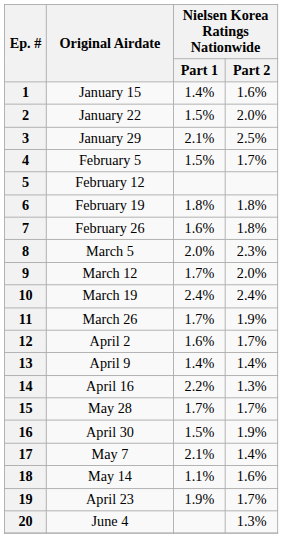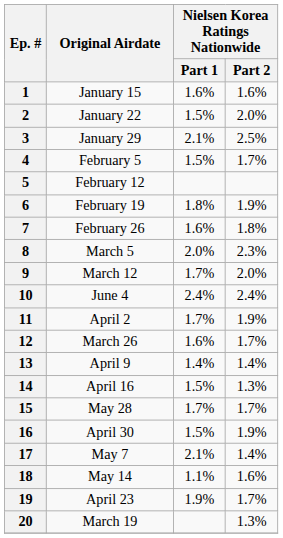(199, 92) 1.4% -> (199, 92) 1.6%
(252, 205) 1.8% -> (252, 205) 1.9%
(110, 296) March 19 -> (110, 296) June 4
(110, 318) March 26 -> (110, 318) April 2
(110, 341) April 2 -> (110, 341) March 26
(199, 386) 2.2% -> (199, 386) 1.5%
(110, 522) June 4 -> (110, 522) March 19
